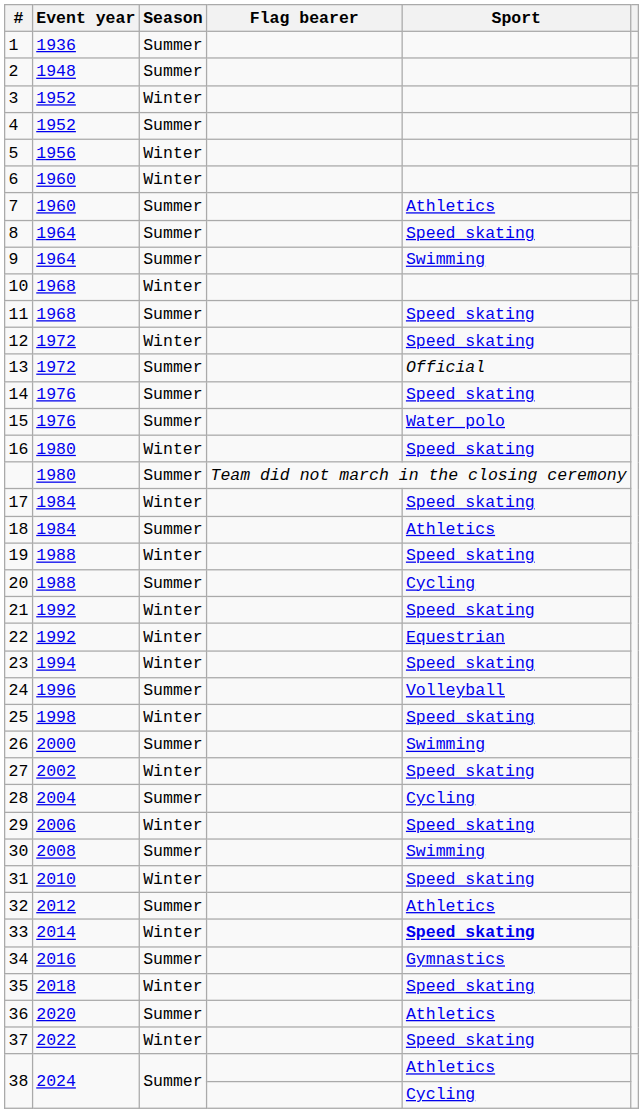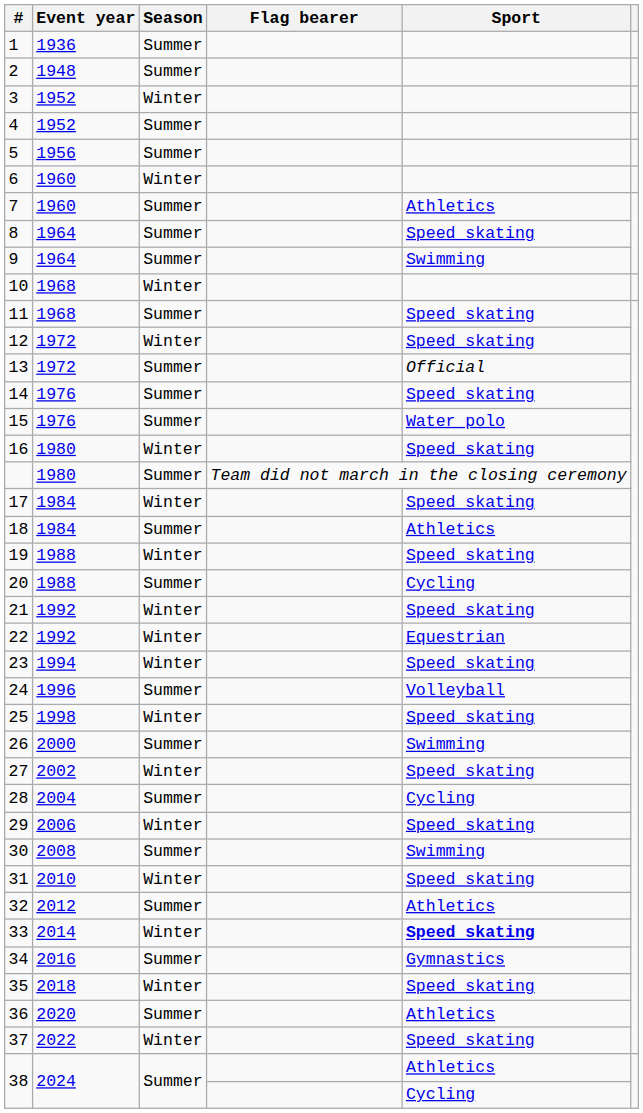(173, 153) Winter -> (173, 153) Summer
